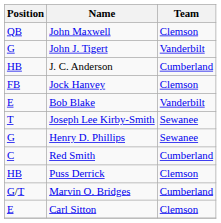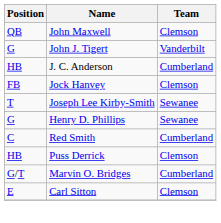- row: (72, 102)
